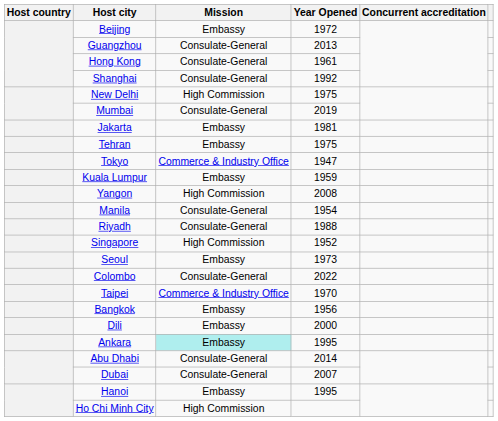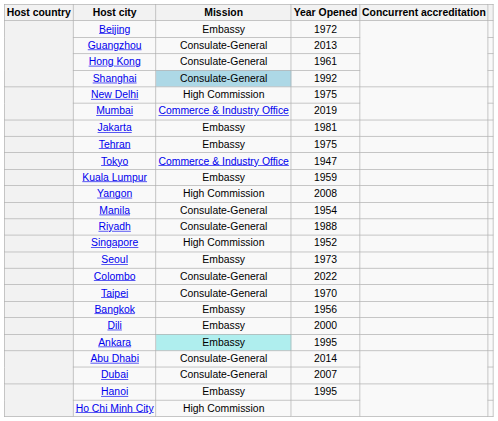(224, 78) no background -> (224, 78) lightblue background
(224, 111) Consulate-General -> (224, 111) Commerce & Industry Office
(224, 293) Commerce & Industry Office -> (224, 293) Consulate-General
